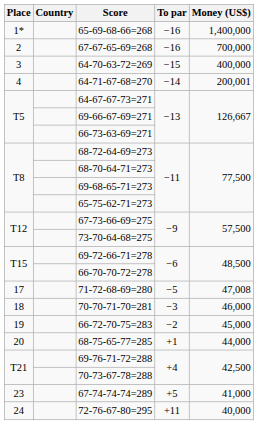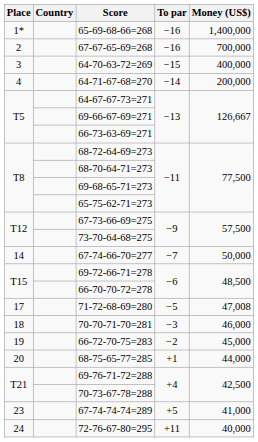(234, 82) 200,001 -> (234, 82) 200,000
+ row: (115, 255)
